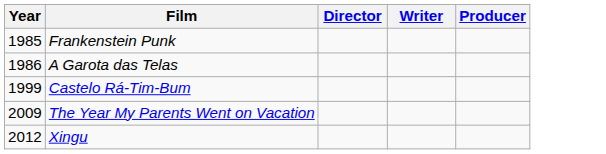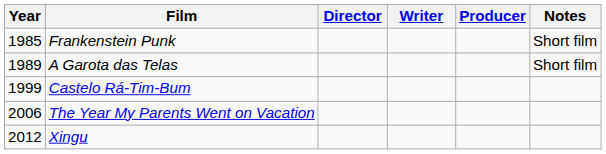+ column: (565, 16)
(25, 64) 1986 -> (25, 64) 1989
(25, 112) 2009 -> (25, 112) 2006
